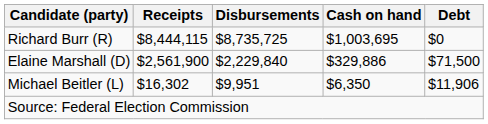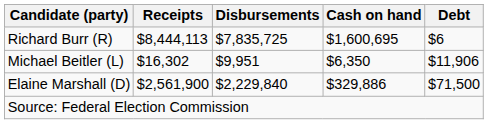(172, 38) $8,444,115 -> (172, 38) $8,444,113
(252, 38) $8,735,725 -> (252, 38) $7,835,725
(362, 38) $1,003,695 -> (362, 38) $1,600,695
(436, 38) $0 -> (436, 38) $6
rows swapped: (69, 61) <-> (66, 84)
